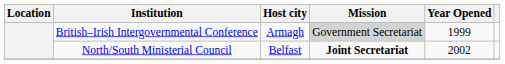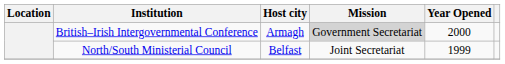(459, 31) 1999 -> (459, 31) 2000
(367, 50) bold -> (367, 50) normal
(459, 50) 2002 -> (459, 50) 1999
